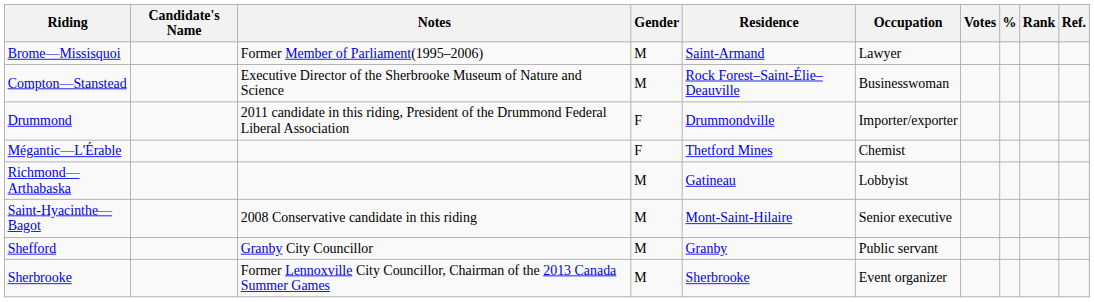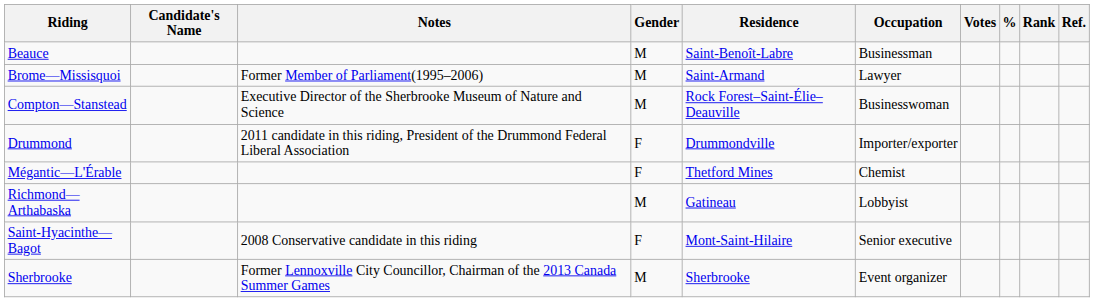+ row: (28, 53)
(640, 218) M -> (638, 240) F
- row: (32, 248)
